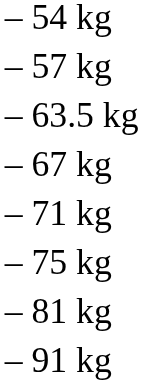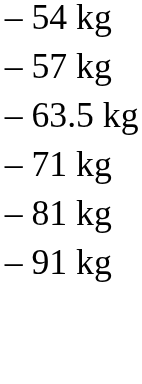- row: (58, 164)
- row: (58, 262)
